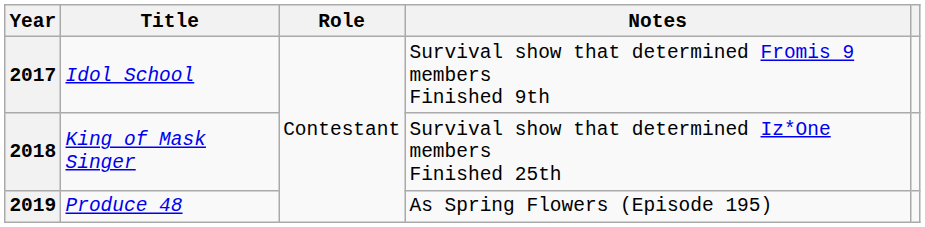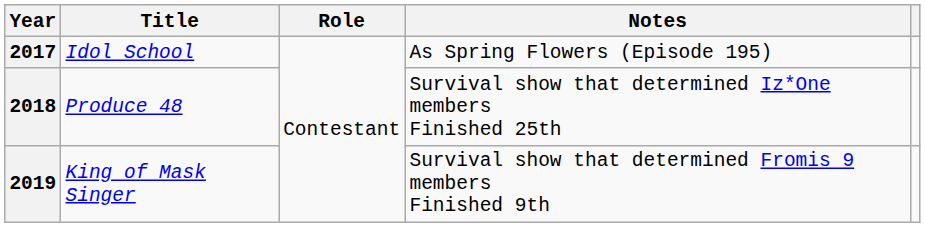(632, 75) Survival show that determined Fromis 9 members Finished 9th -> (591, 52) As Spring Flowers (Episode 195)
(136, 152) King of Mask Singer -> (124, 107) Produce 48
(124, 206) Produce 48 -> (136, 183) King of Mask Singer
(591, 206) As Spring Flowers (Episode 195) -> (632, 183) Survival show that determined Fromis 9 members Finished 9th
